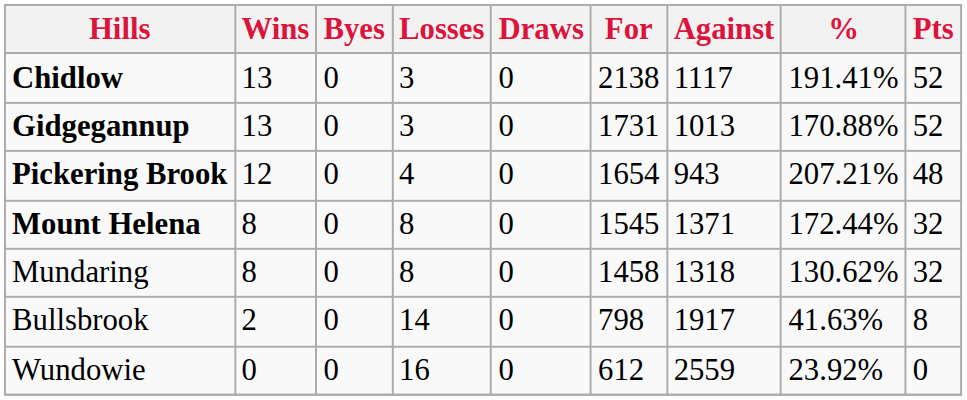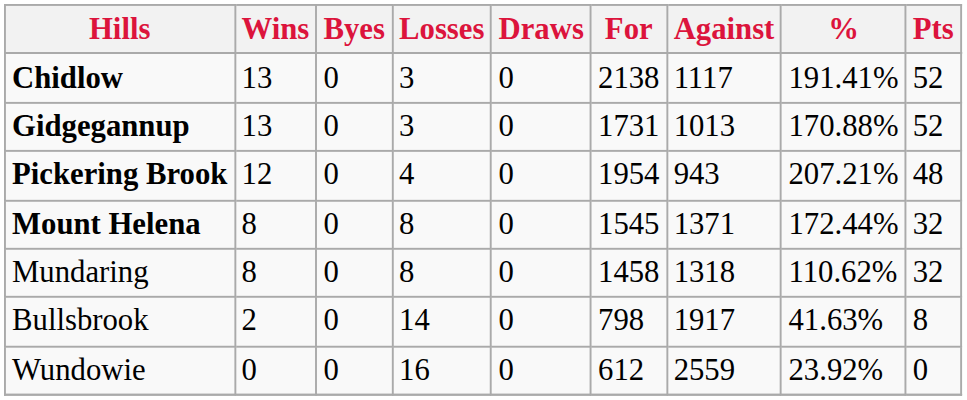(629, 175) 1654 -> (629, 175) 1954
(844, 272) 130.62% -> (843, 272) 110.62%
